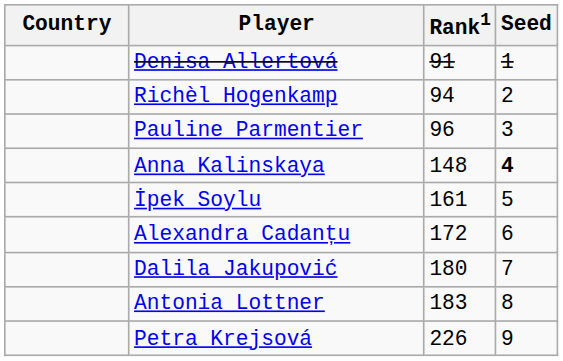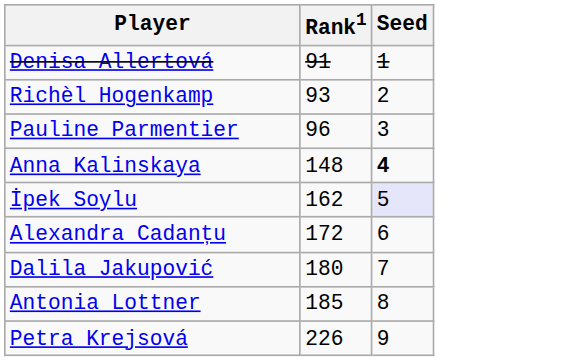- column: (67, 25)
(442, 97) 94 -> (318, 97) 93
(448, 200) 161 -> (324, 200) 162
(507, 200) no background -> (383, 200) lavender background
(448, 304) 183 -> (324, 304) 185
